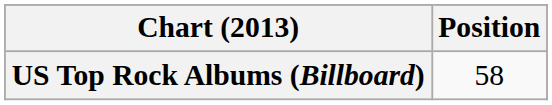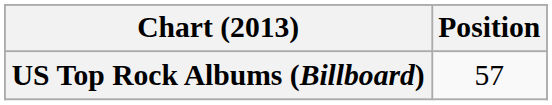(489, 74) 58 -> (489, 74) 57
